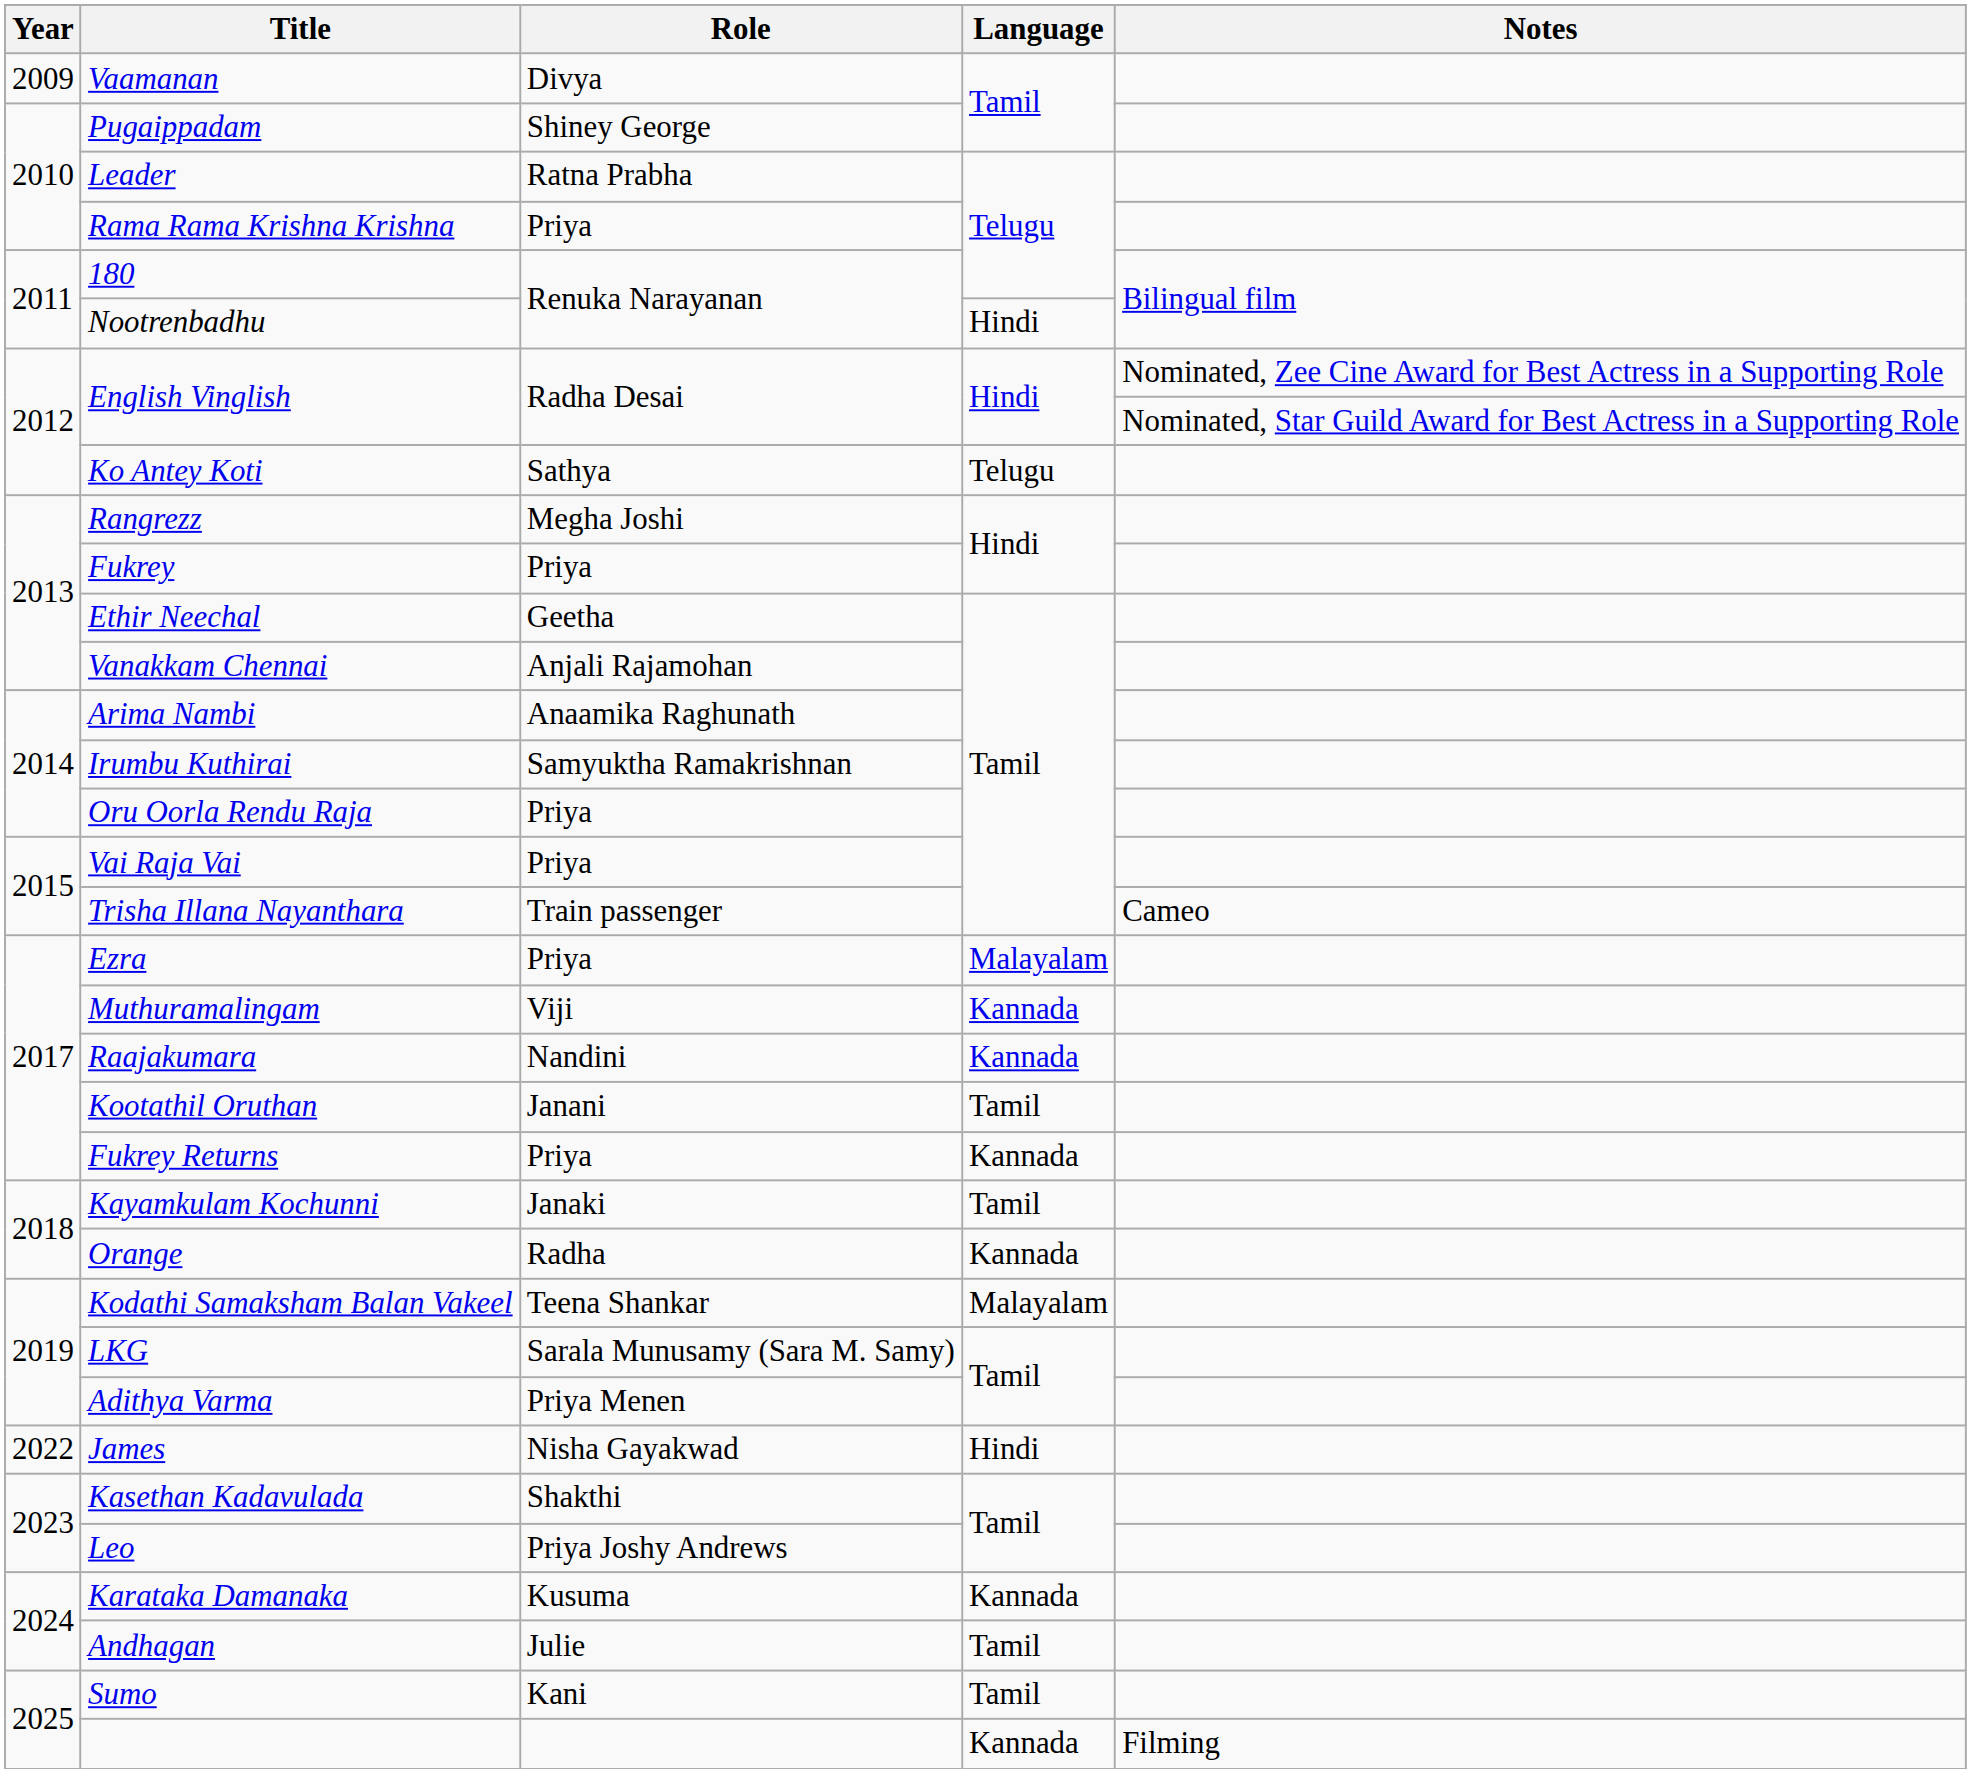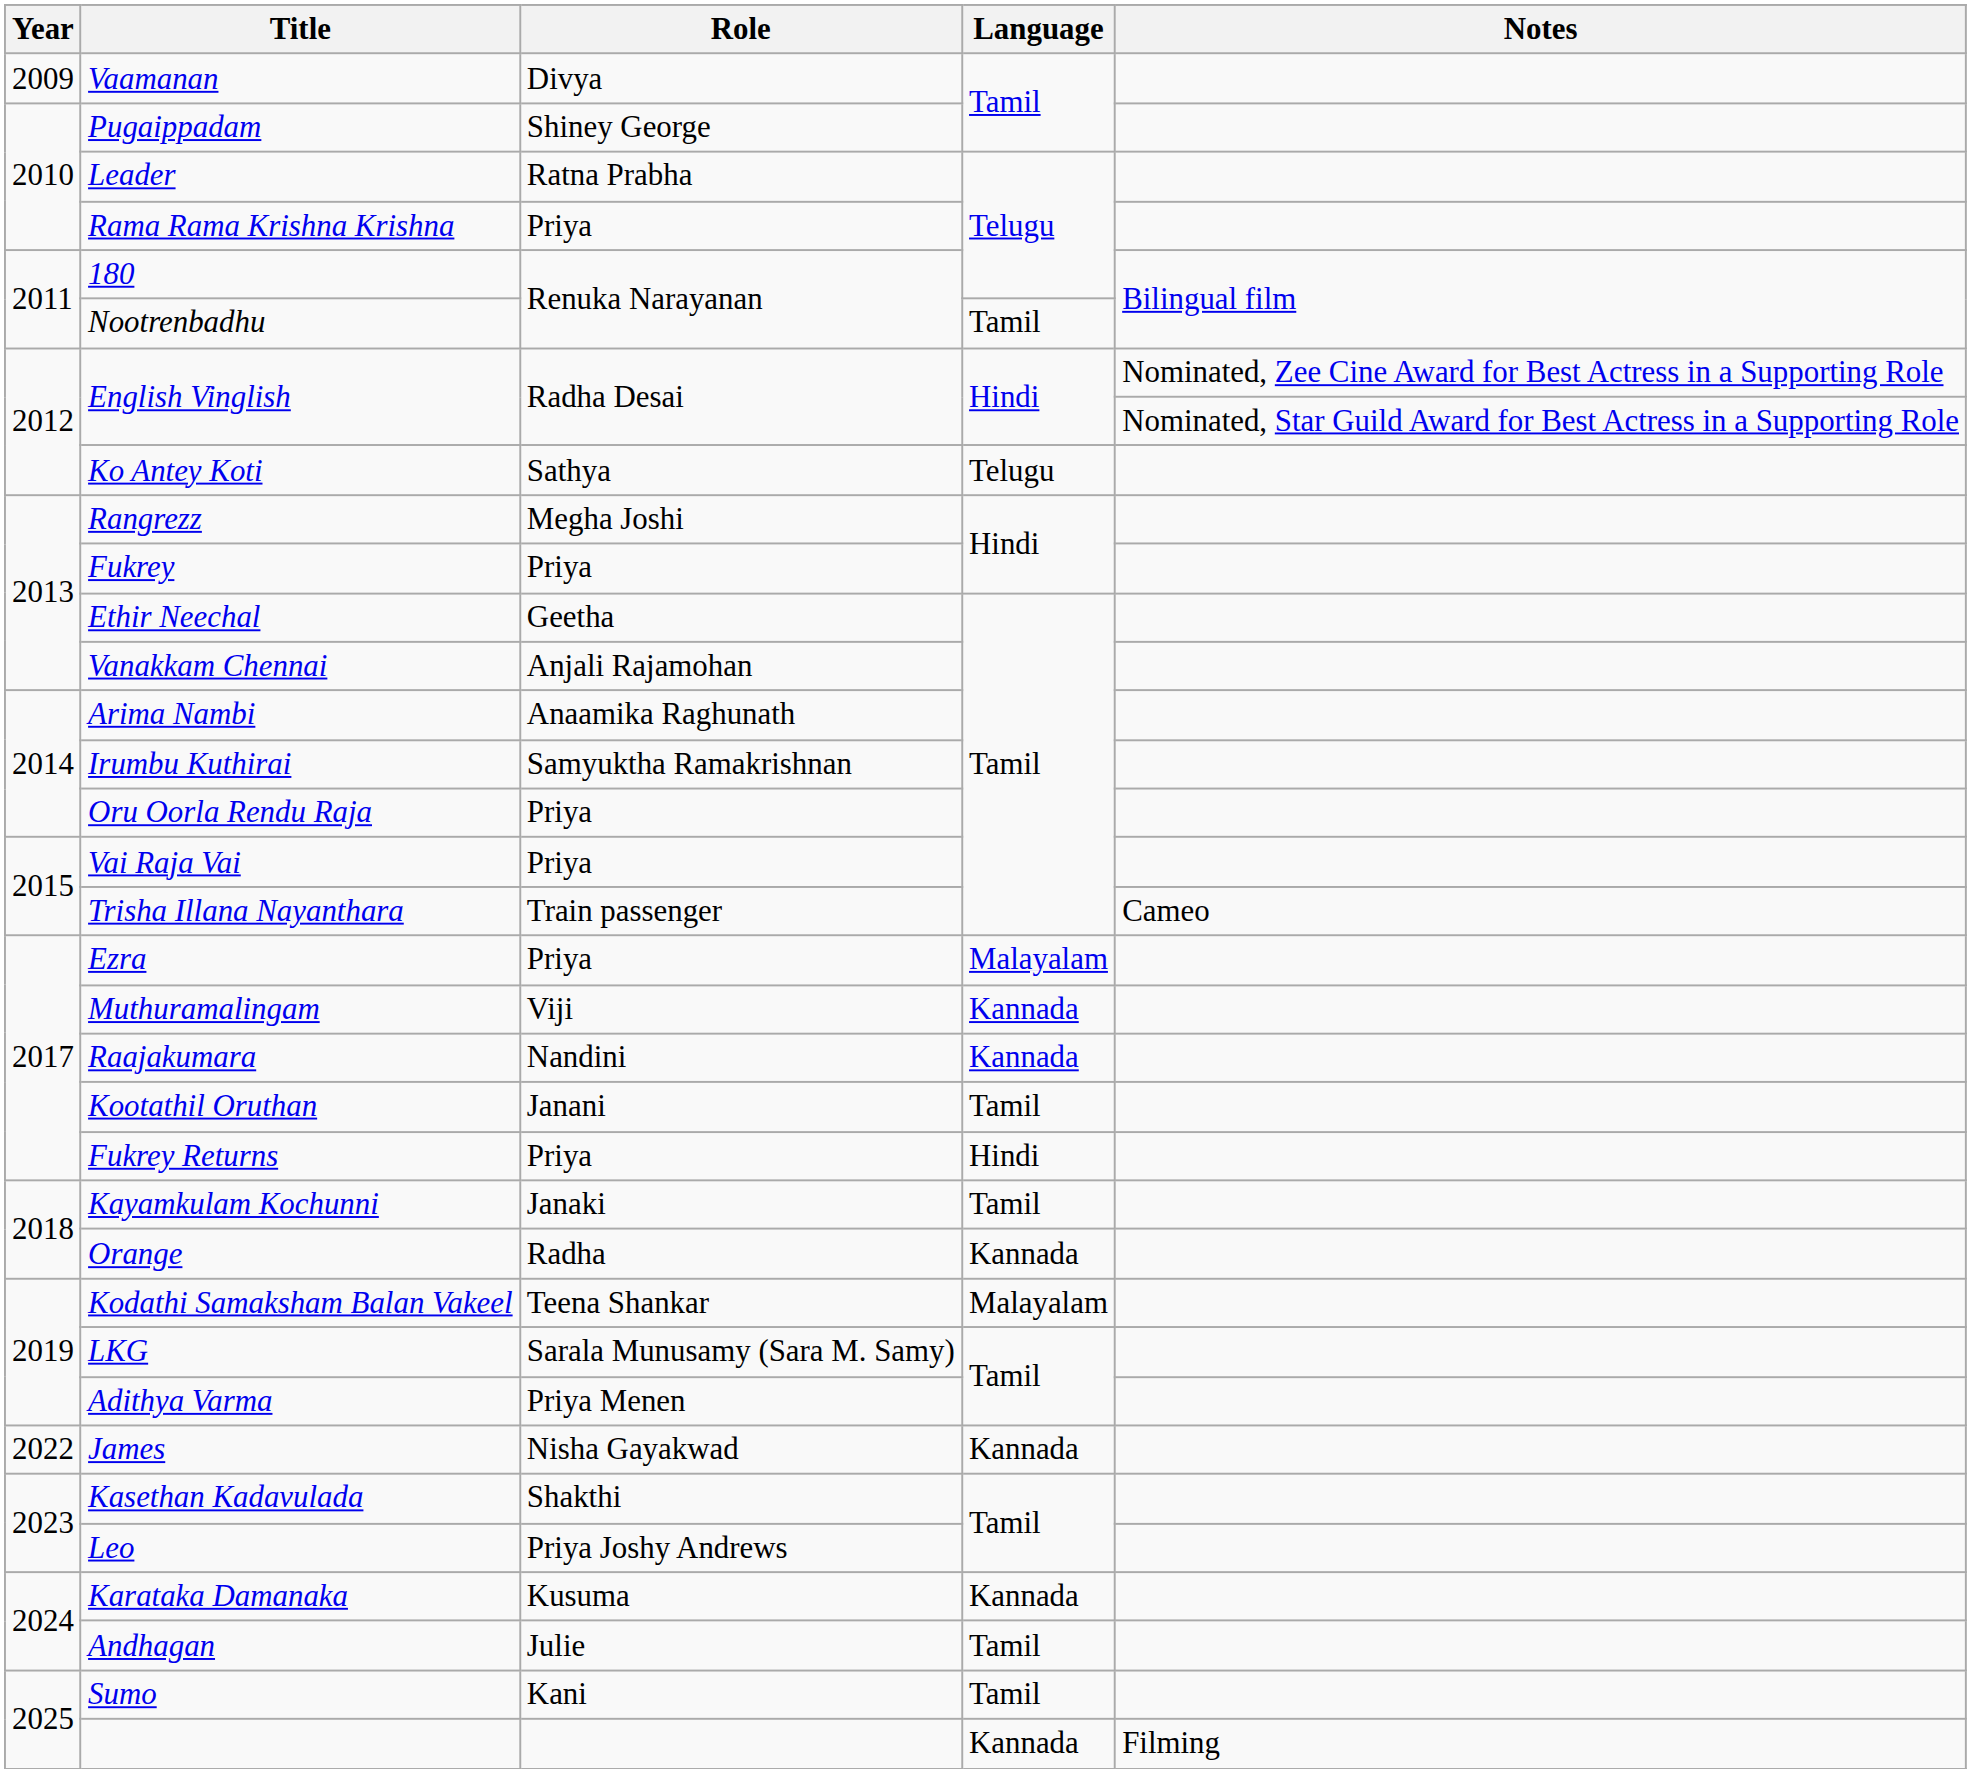(1004, 322) Hindi -> (1005, 322) Tamil
(1024, 1155) Kannada -> (1004, 1155) Hindi
(1004, 1449) Hindi -> (1024, 1449) Kannada
